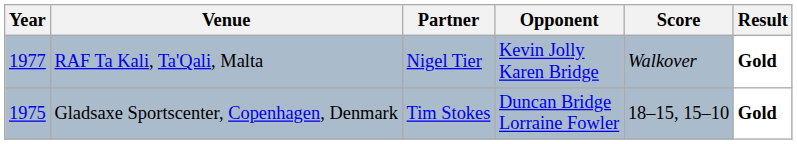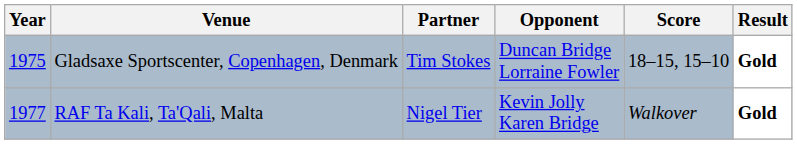rows swapped: (226, 113) <-> (159, 61)
